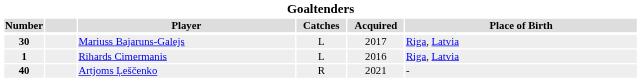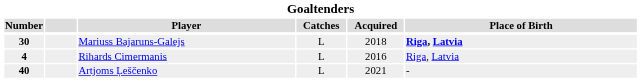(376, 41) 2017 -> (376, 41) 2018
(432, 41) normal -> (434, 41) bold
(24, 56) 1 -> (24, 56) 4
(321, 71) R -> (321, 71) L
